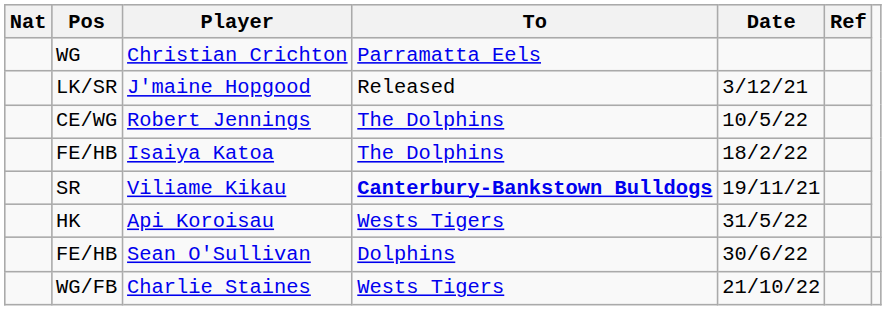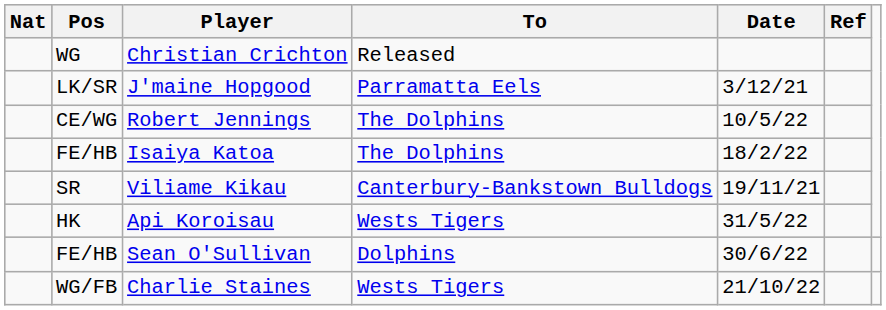(449, 55) Parramatta Eels -> (406, 55) Released
(406, 88) Released -> (449, 88) Parramatta Eels
(535, 188) bold -> (535, 188) normal
